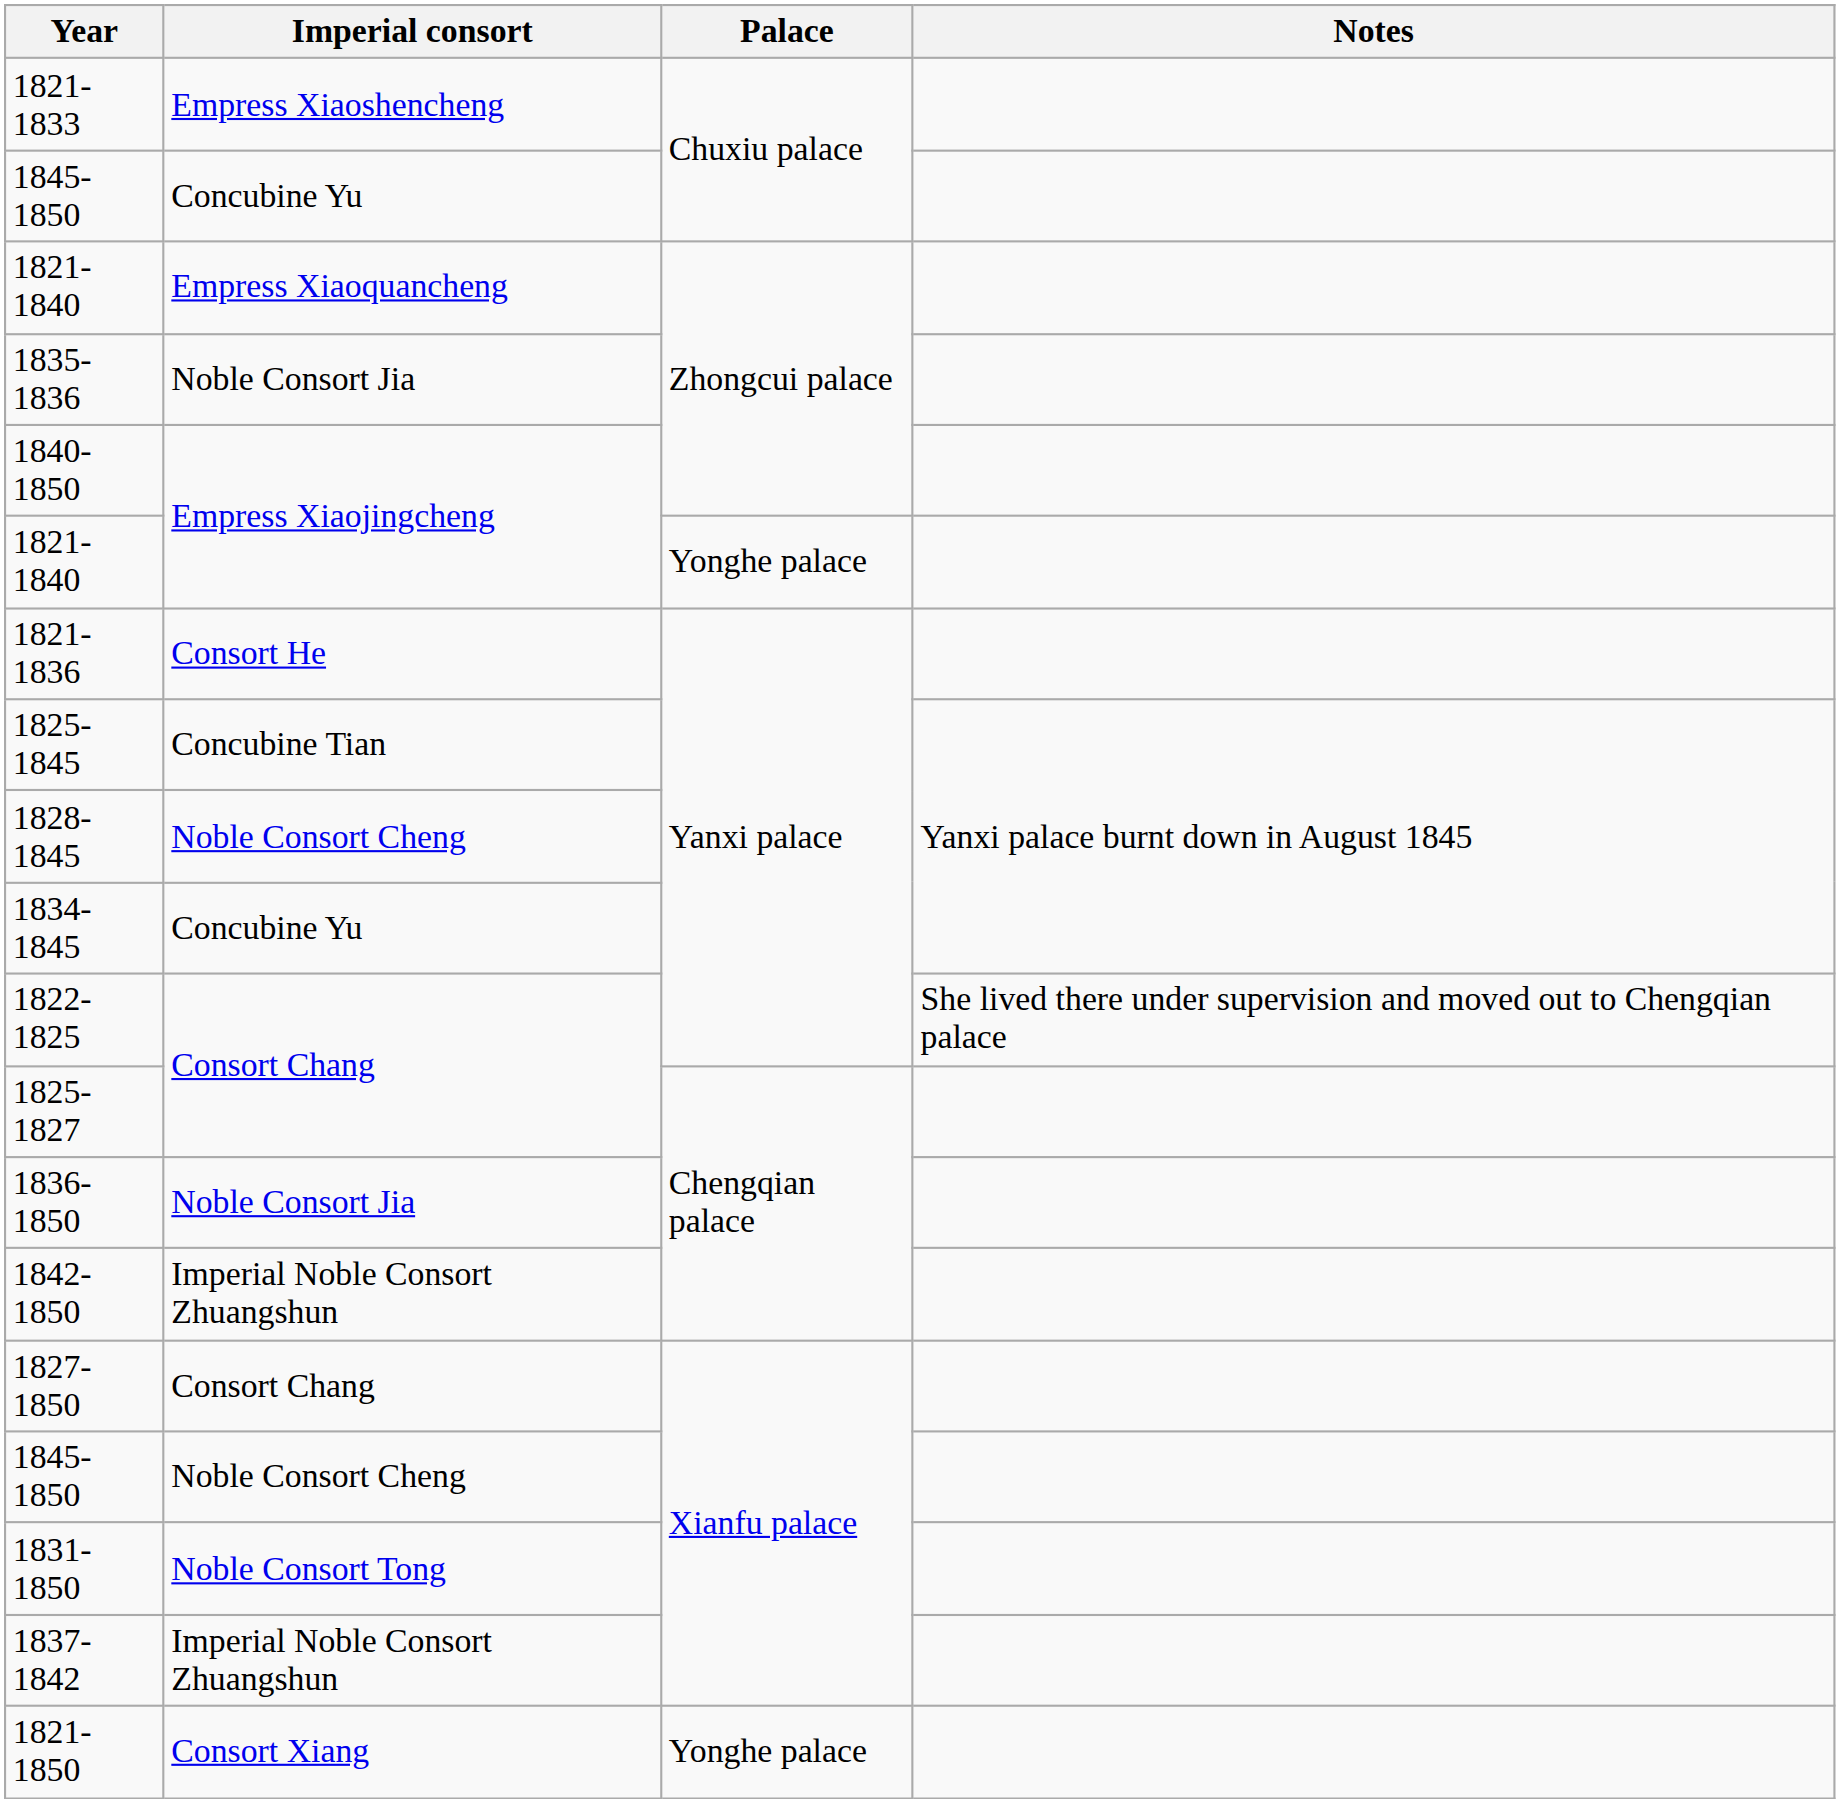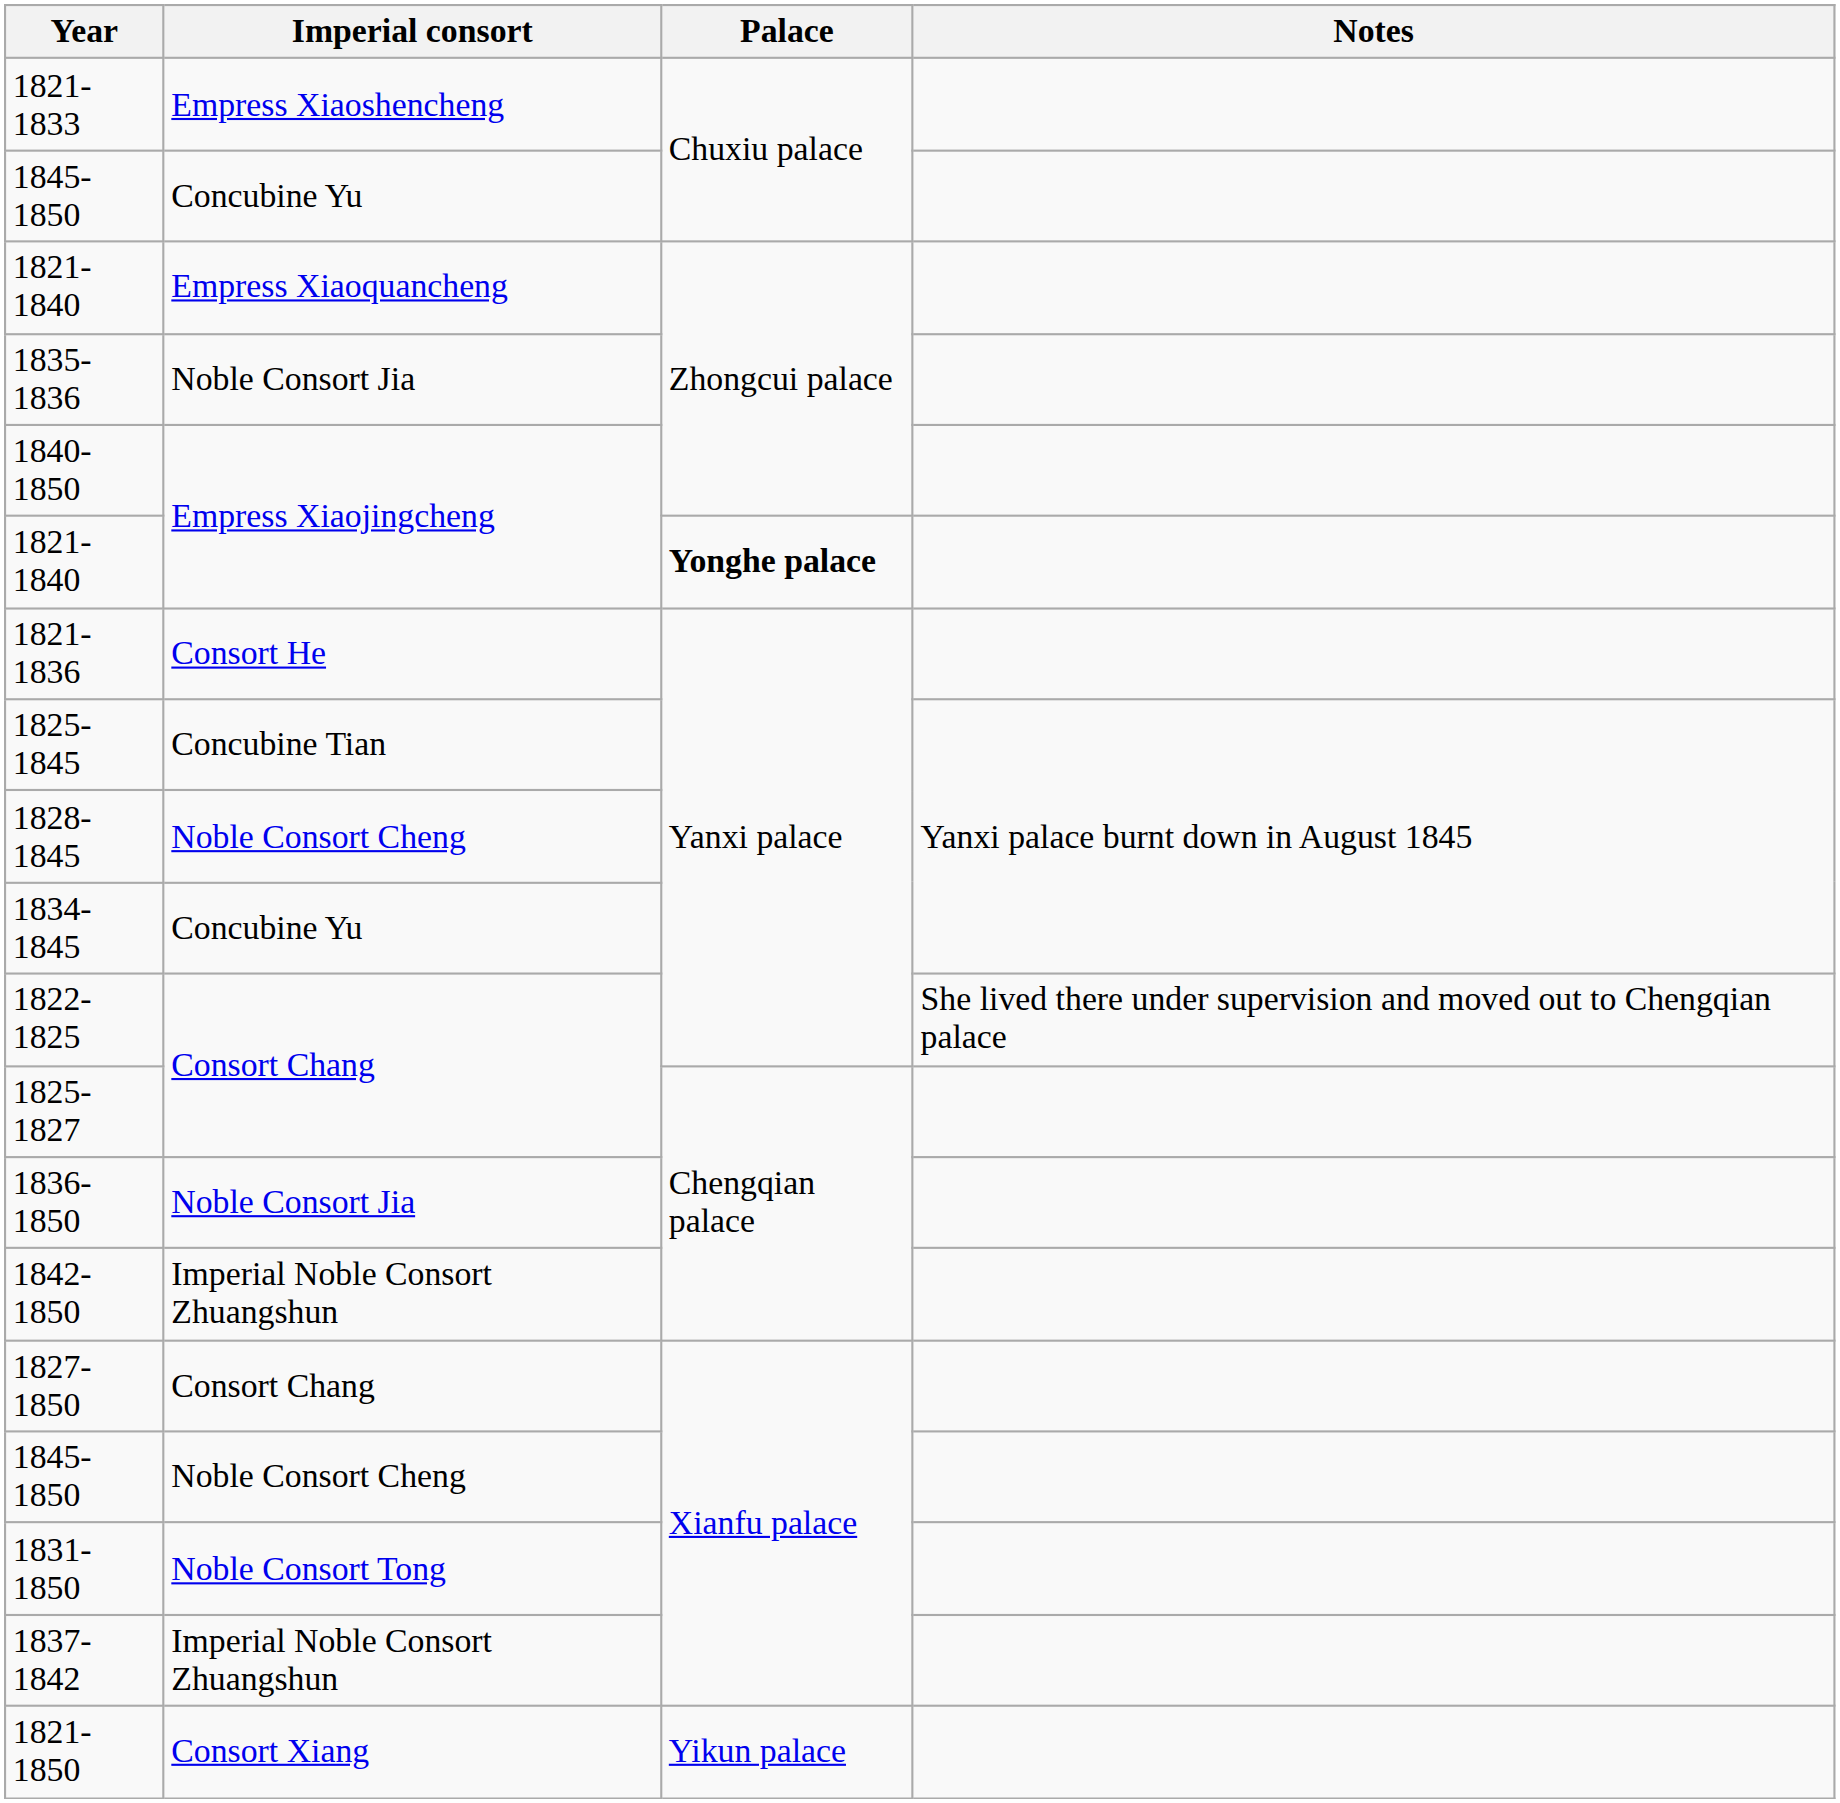(768, 561) normal -> (772, 561) bold
(768, 1751) Yonghe palace -> (757, 1751) Yikun palace
